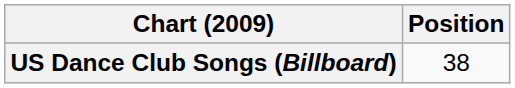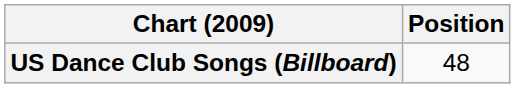(456, 62) 38 -> (456, 62) 48
